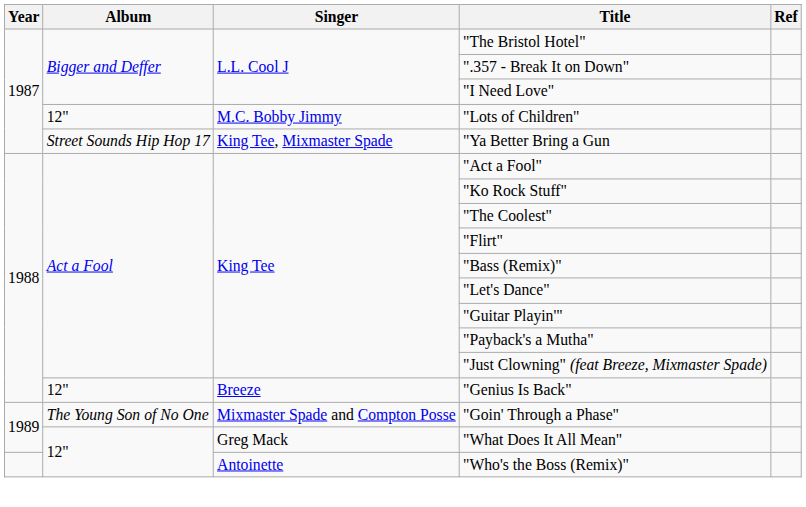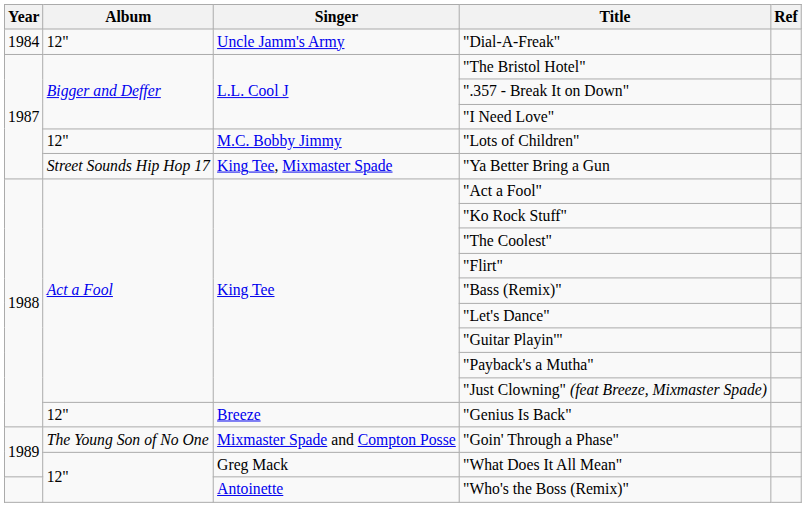+ row: (512, 41)
